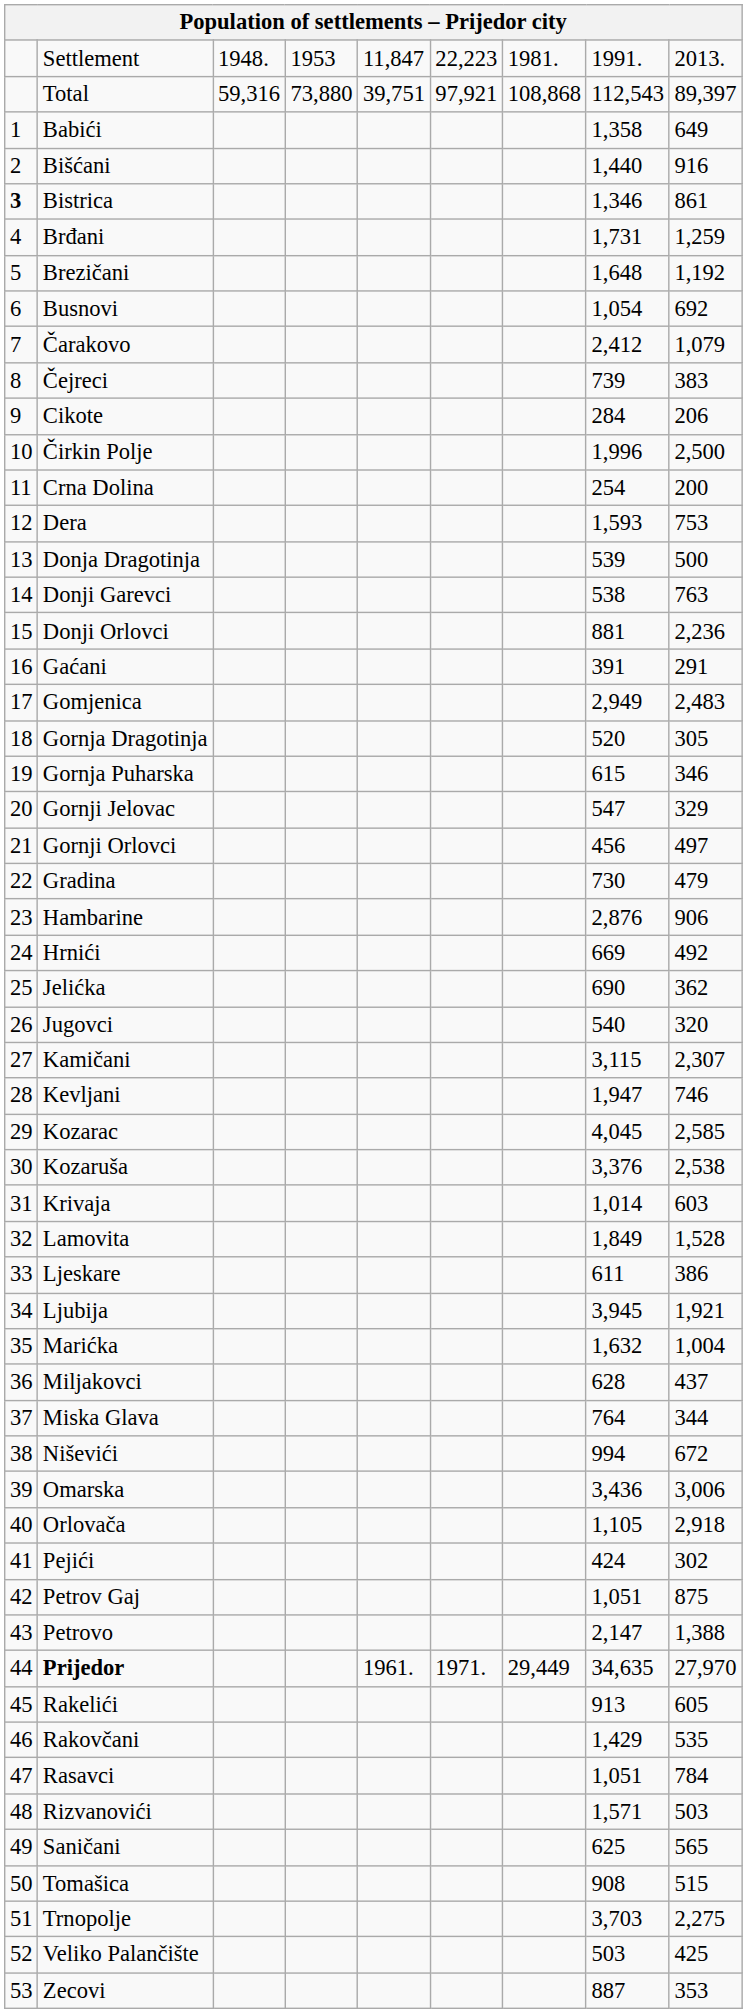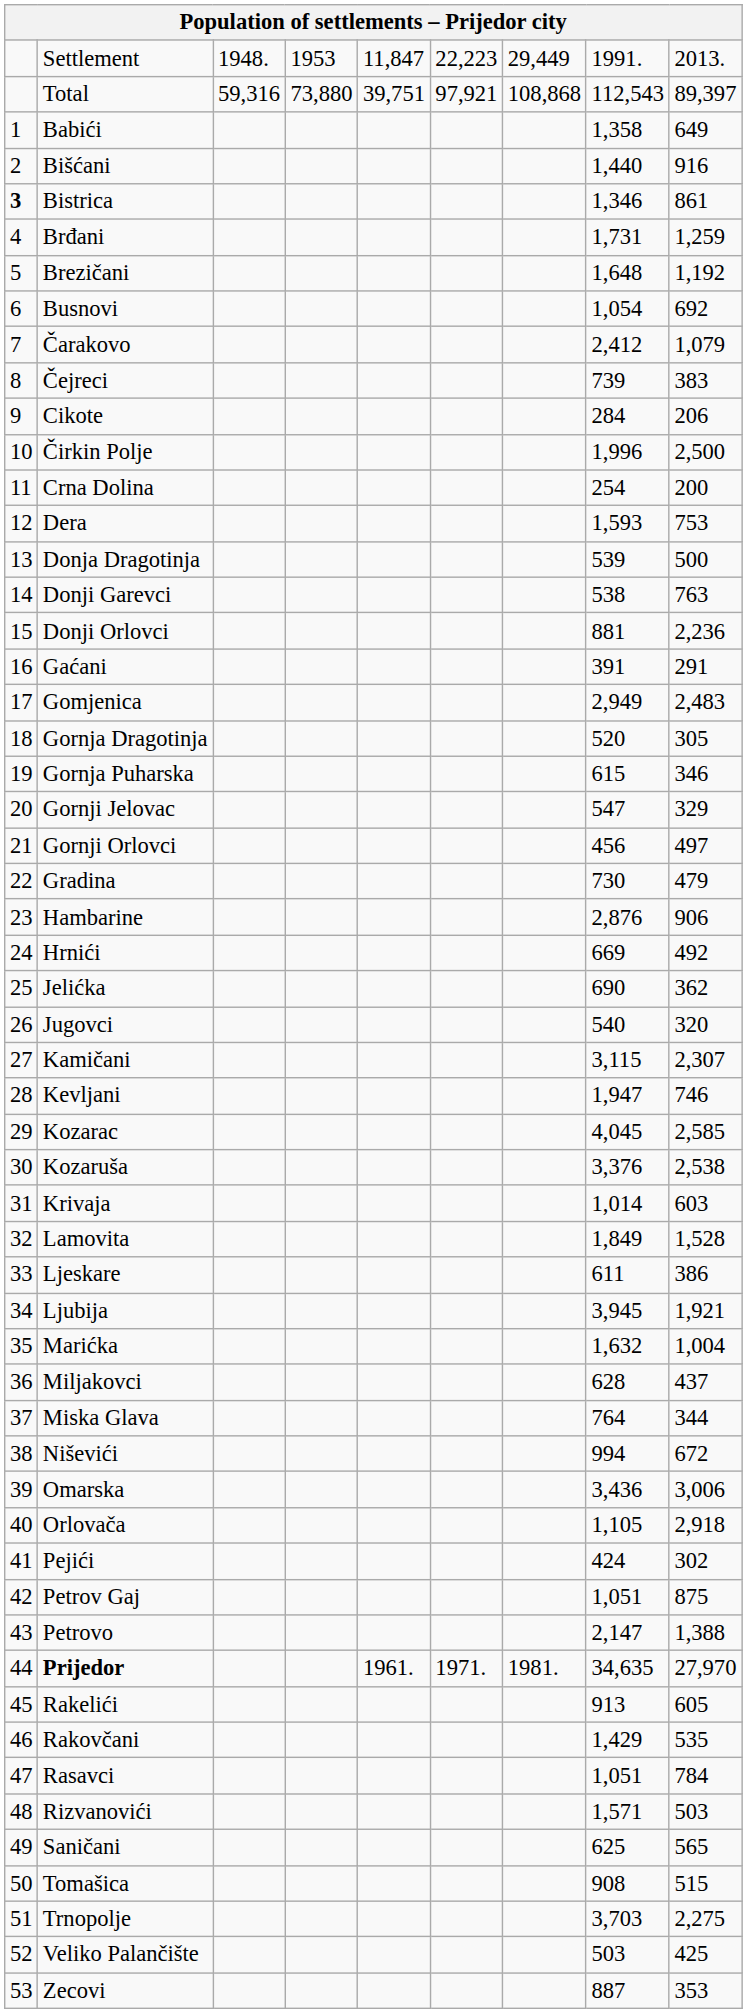(533, 58) 1981. -> (539, 58) 29,449
(539, 1668) 29,449 -> (533, 1668) 1981.
